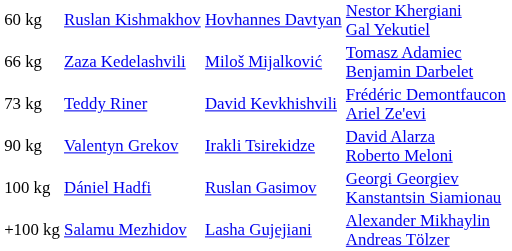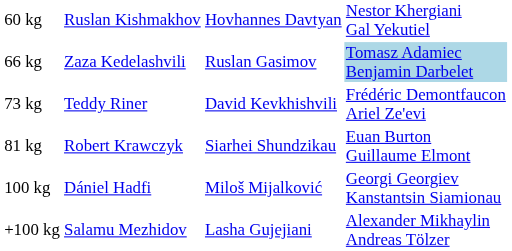(264, 62) Miloš Mijalković -> (261, 62) Ruslan Gasimov
(410, 62) no background -> (410, 62) lightblue background
+ row: (23, 146)
- row: (23, 146)
(261, 188) Ruslan Gasimov -> (264, 188) Miloš Mijalković
